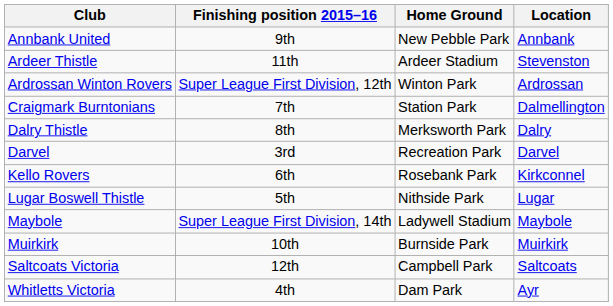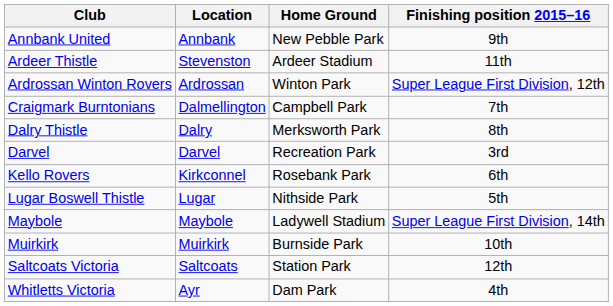columns swapped: (561, 15) <-> (285, 15)
(437, 107) Station Park -> (320, 107) Campbell Park
(445, 267) Campbell Park -> (312, 267) Station Park
